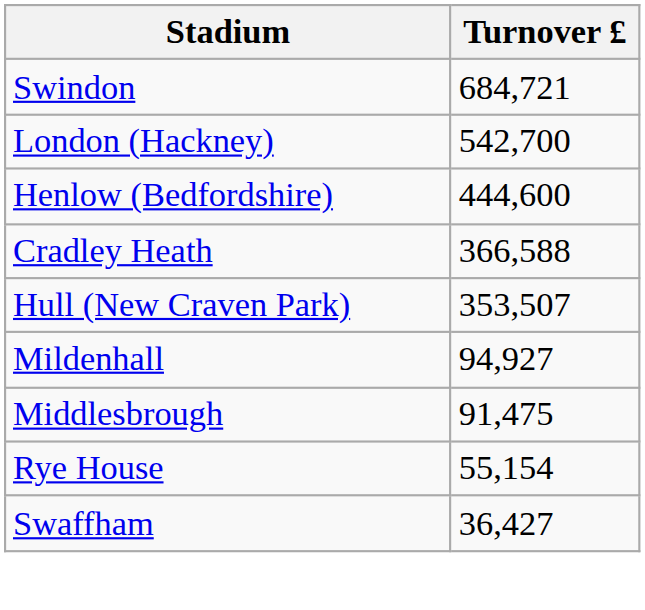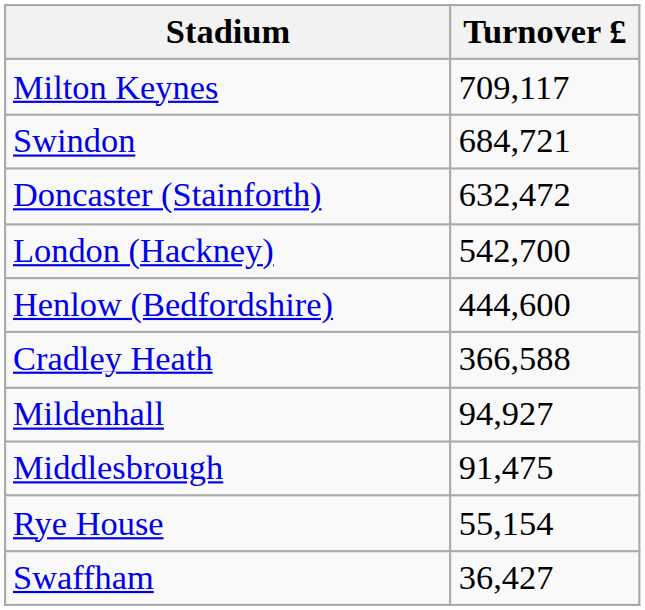+ row: (116, 86)
+ row: (167, 195)
- row: (182, 304)
